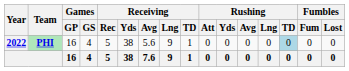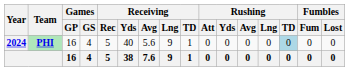(16, 43) 2022 -> (16, 43) 2024
(128, 43) 38 -> (128, 43) 40
